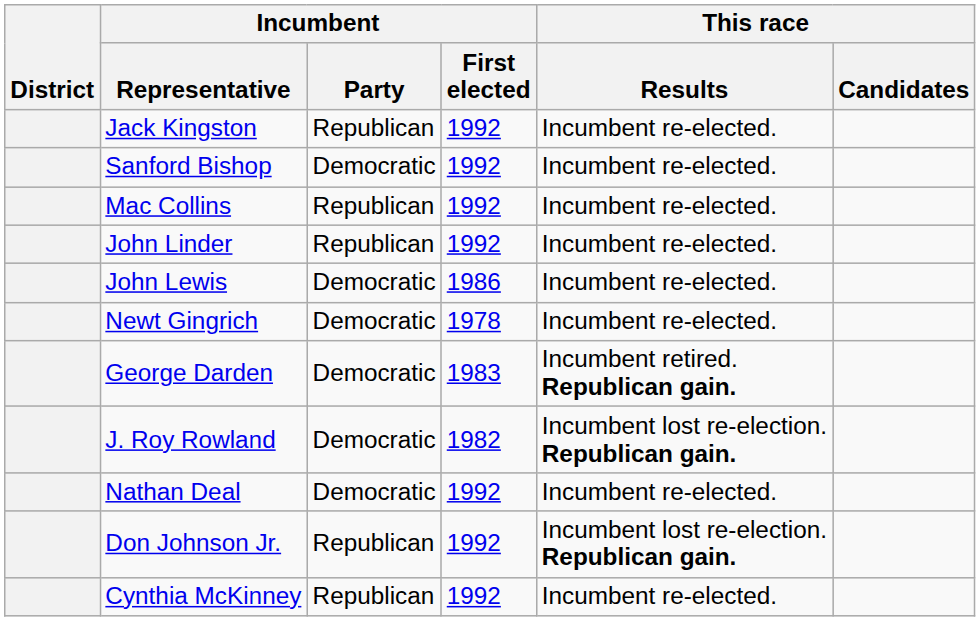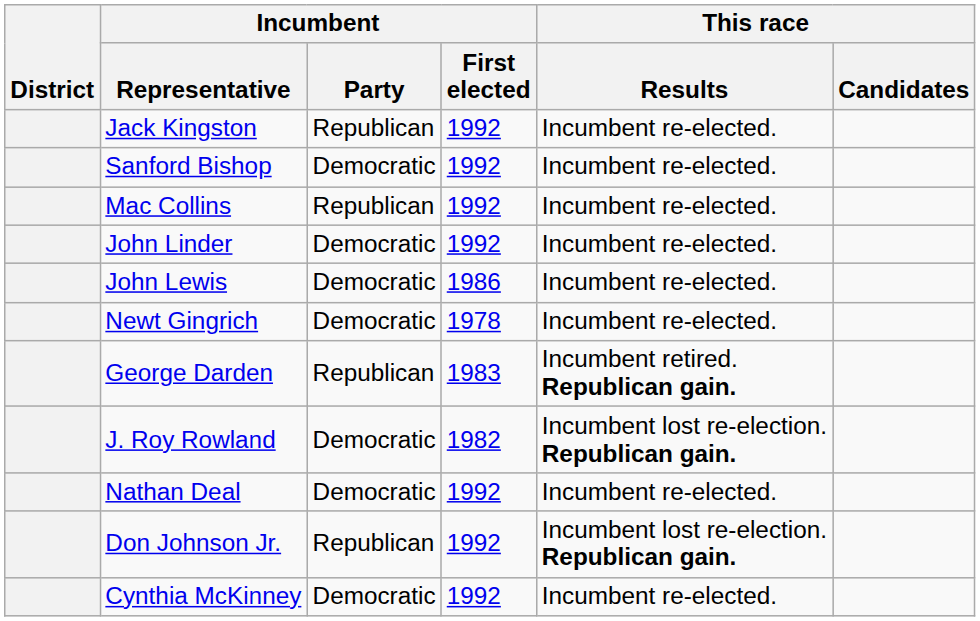(373, 243) Republican -> (374, 243) Democratic
(374, 373) Democratic -> (373, 373) Republican
(373, 596) Republican -> (374, 596) Democratic
